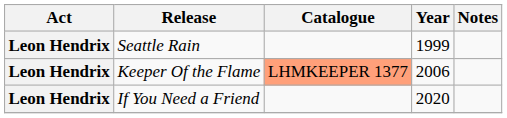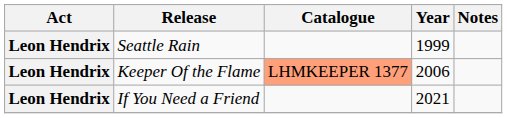(433, 98) 2020 -> (433, 98) 2021
